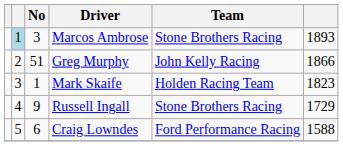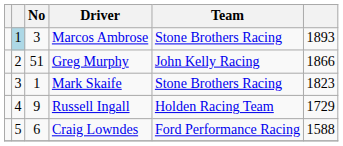(214, 84) Holden Racing Team -> (218, 84) Stone Brothers Racing
(218, 106) Stone Brothers Racing -> (214, 106) Holden Racing Team
